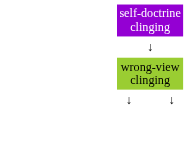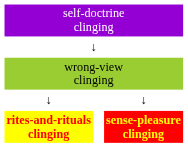+ row: (49, 126)
